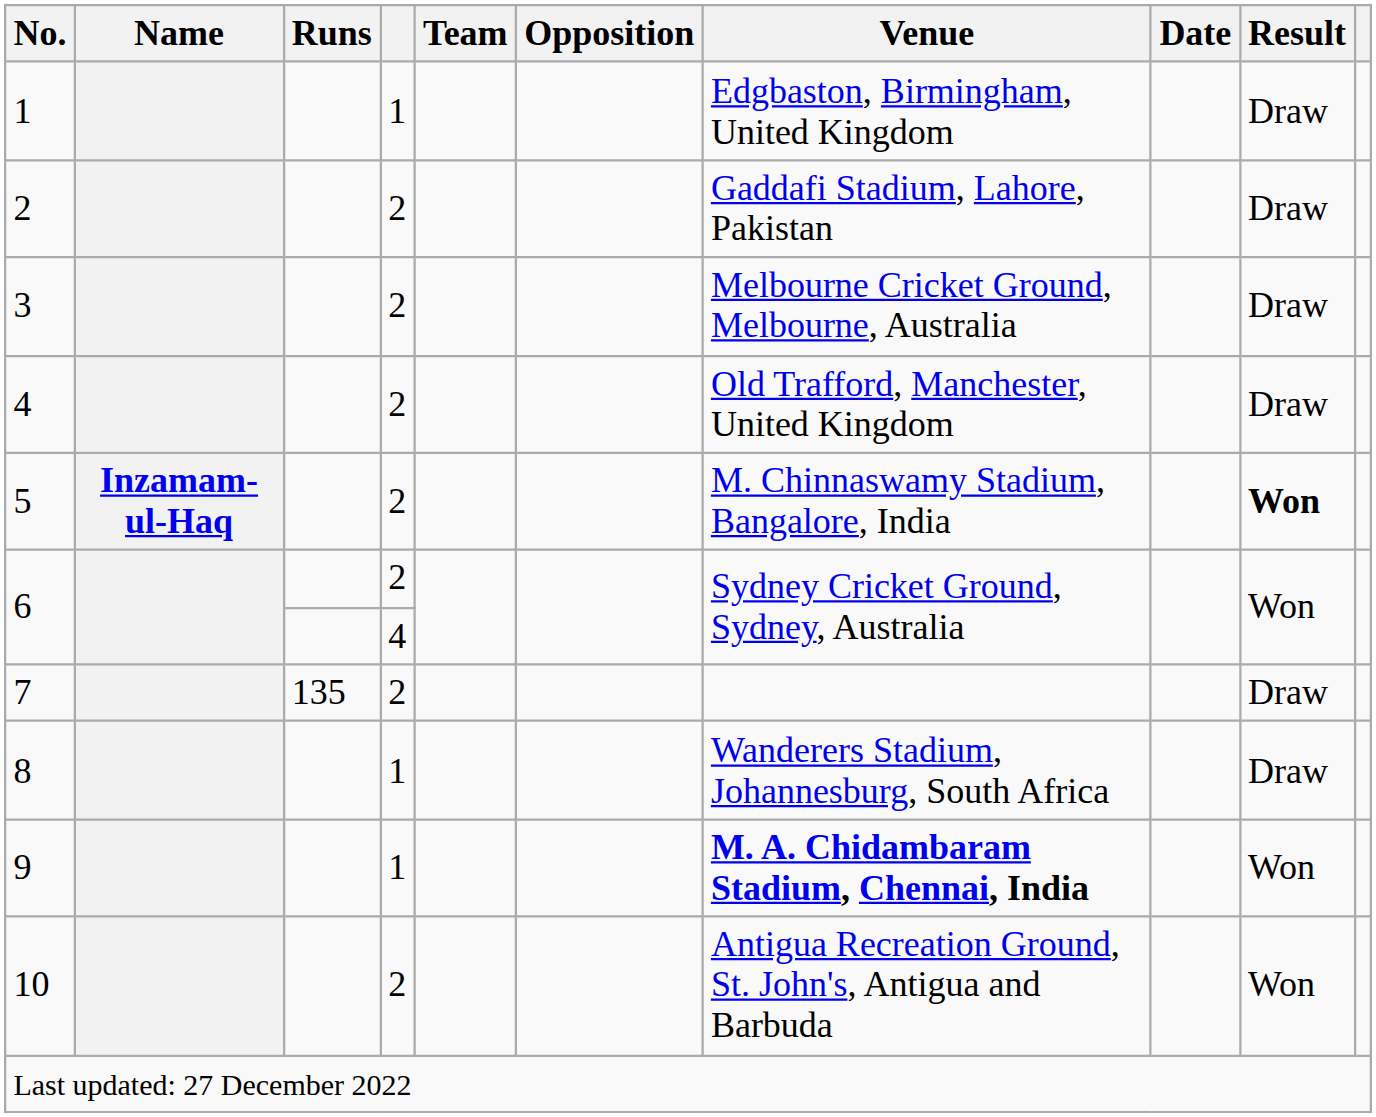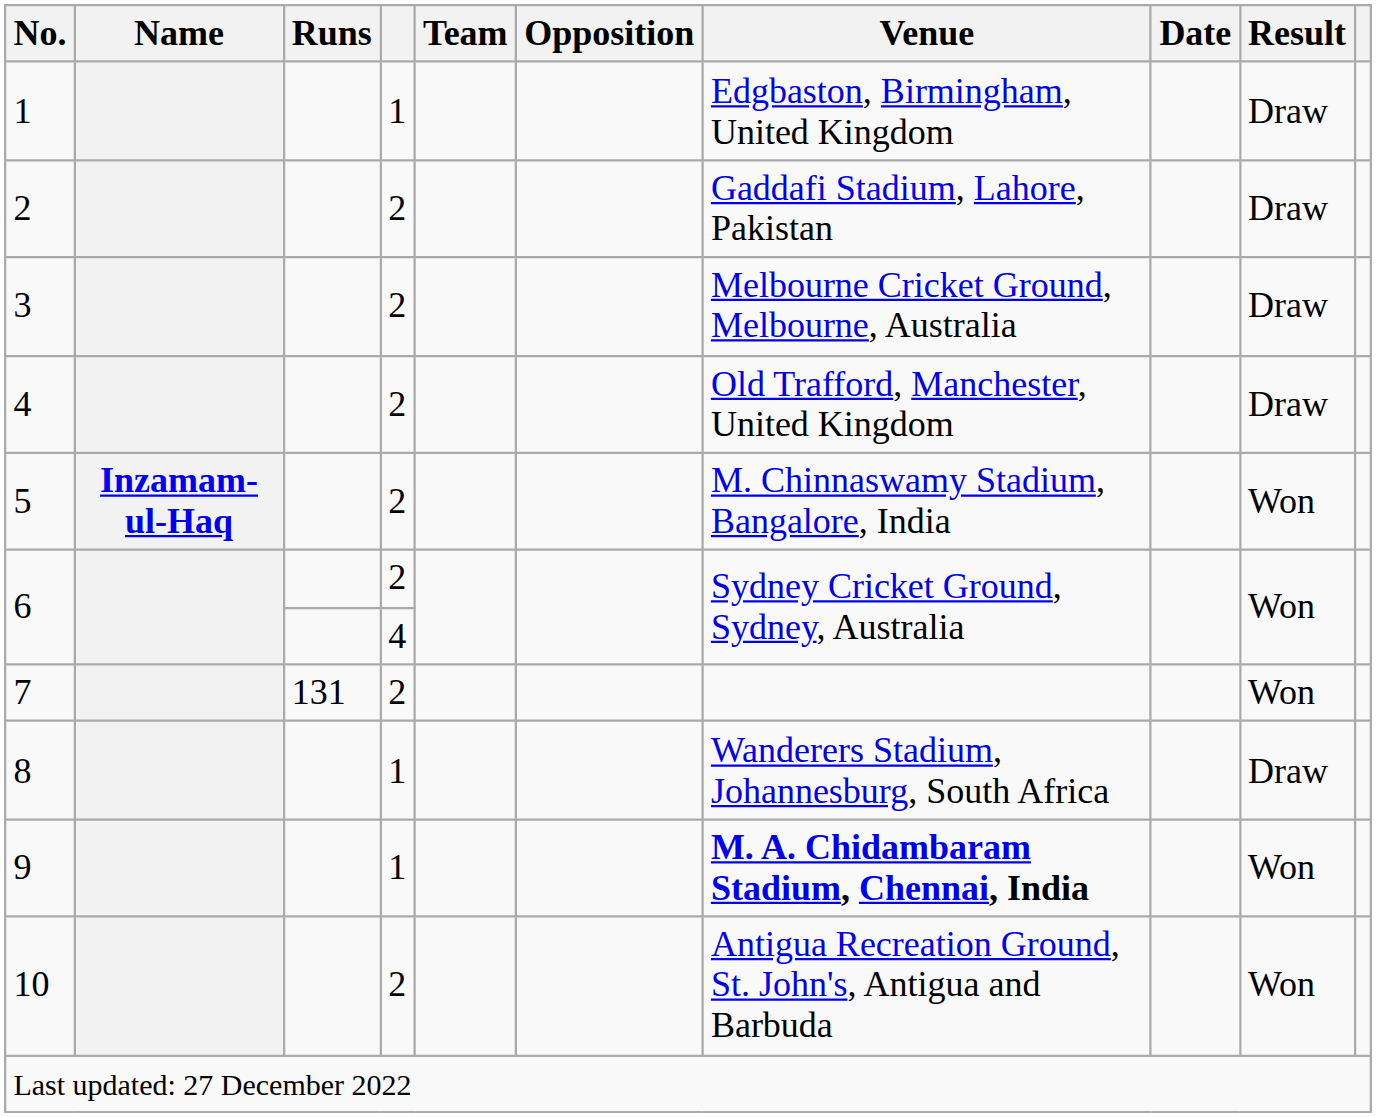(1284, 500) bold -> (1281, 500) normal
(319, 692) 135 -> (319, 692) 131
(1288, 692) Draw -> (1281, 692) Won
